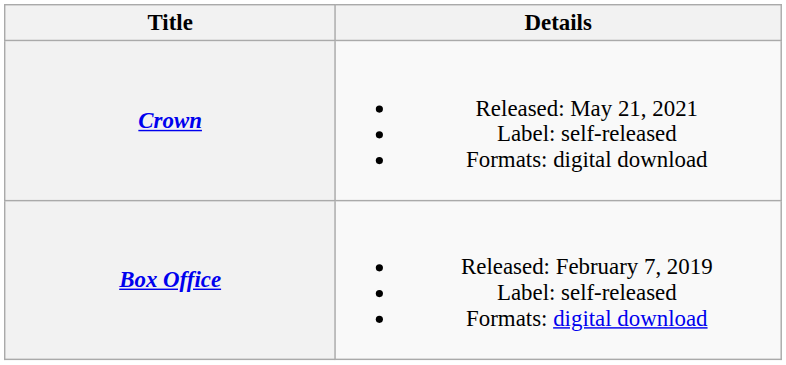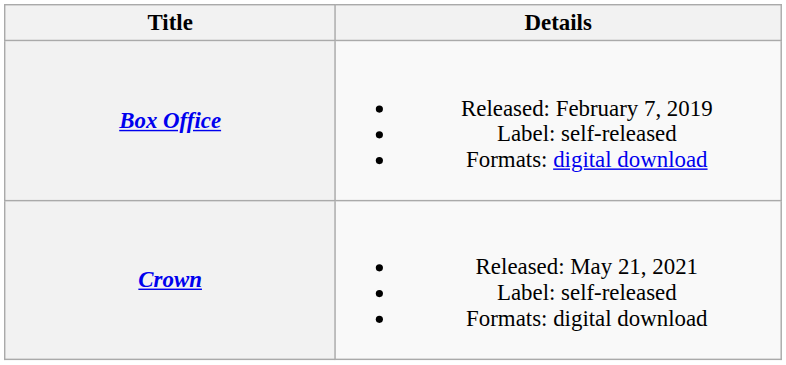rows swapped: (170, 279) <-> (170, 120)
